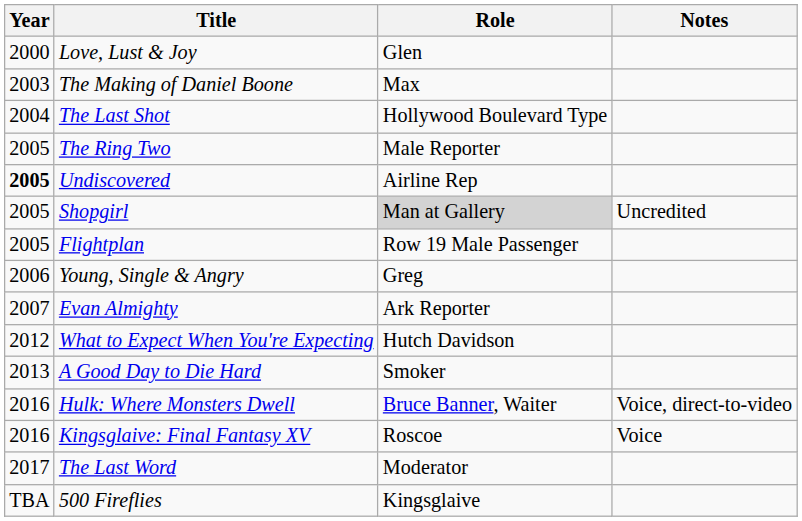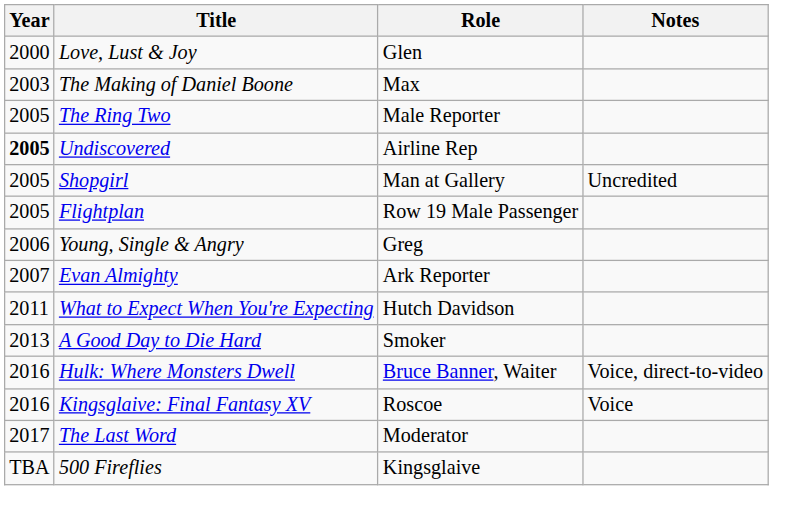- row: (114, 116)
(444, 212) lightgrey background -> (444, 180) no background
(29, 340) 2012 -> (29, 308) 2011
